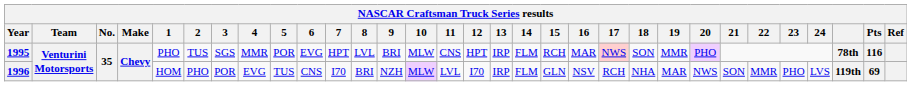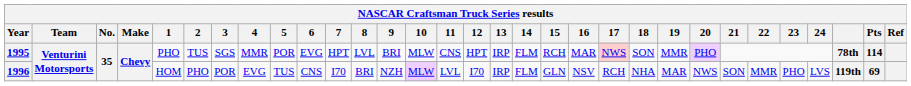(874, 52) 116 -> (874, 52) 114
